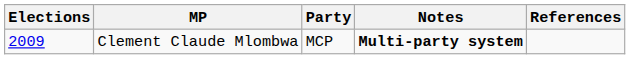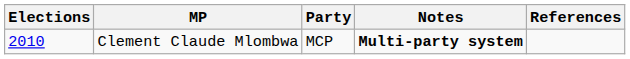(26, 42) 2009 -> (26, 42) 2010
